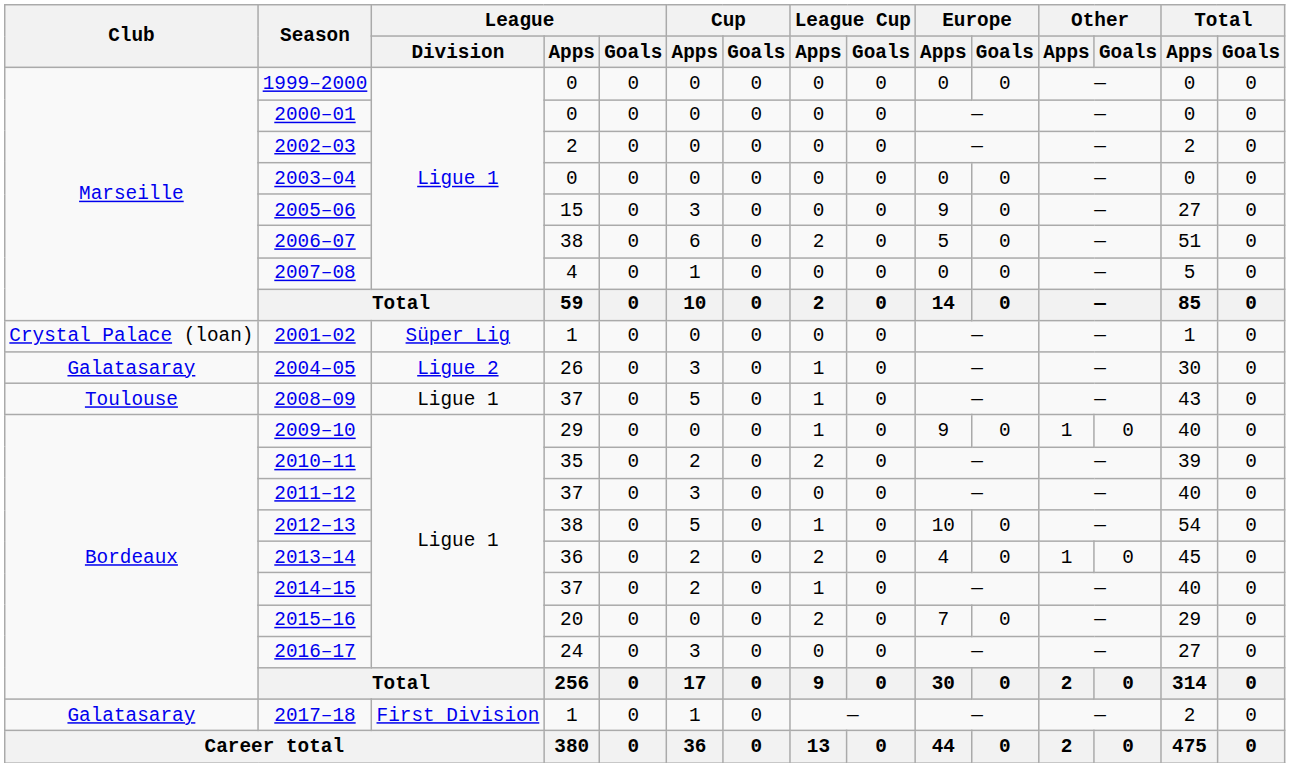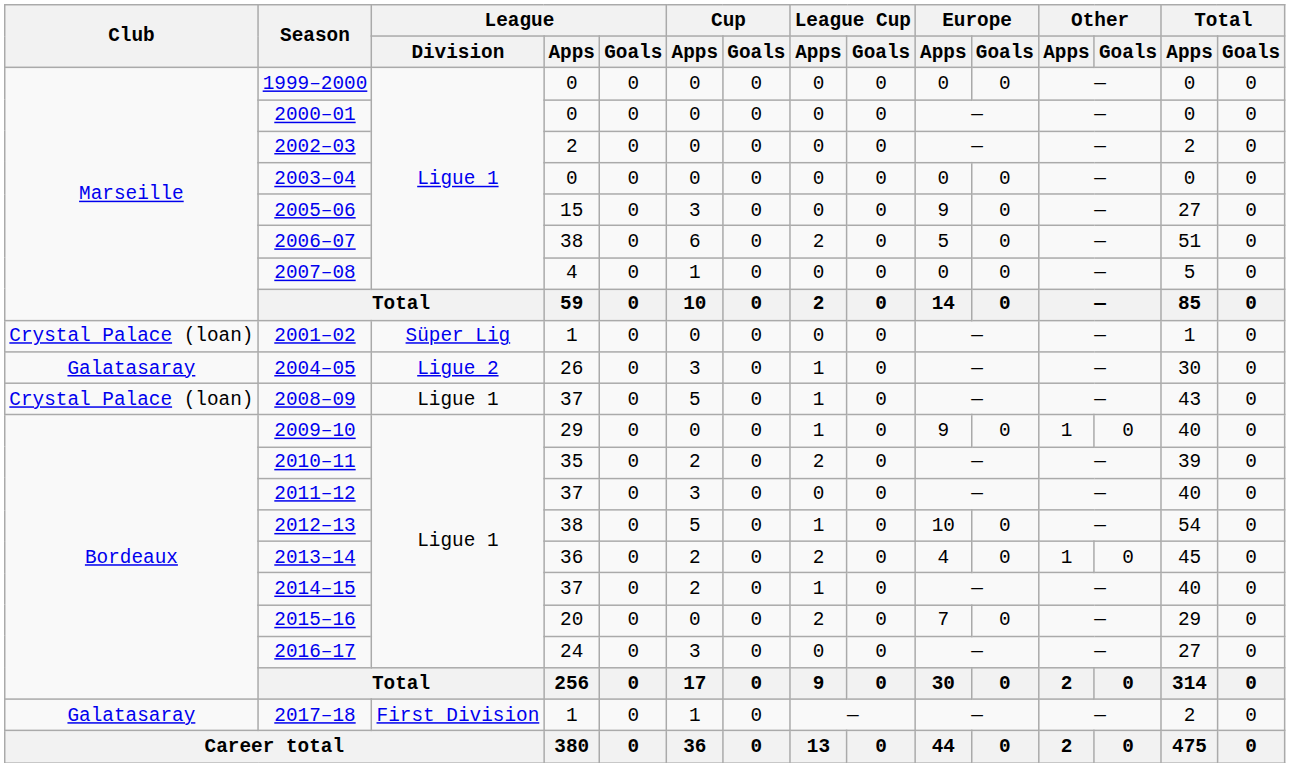(131, 399) Toulouse -> (131, 399) Crystal Palace (loan)
